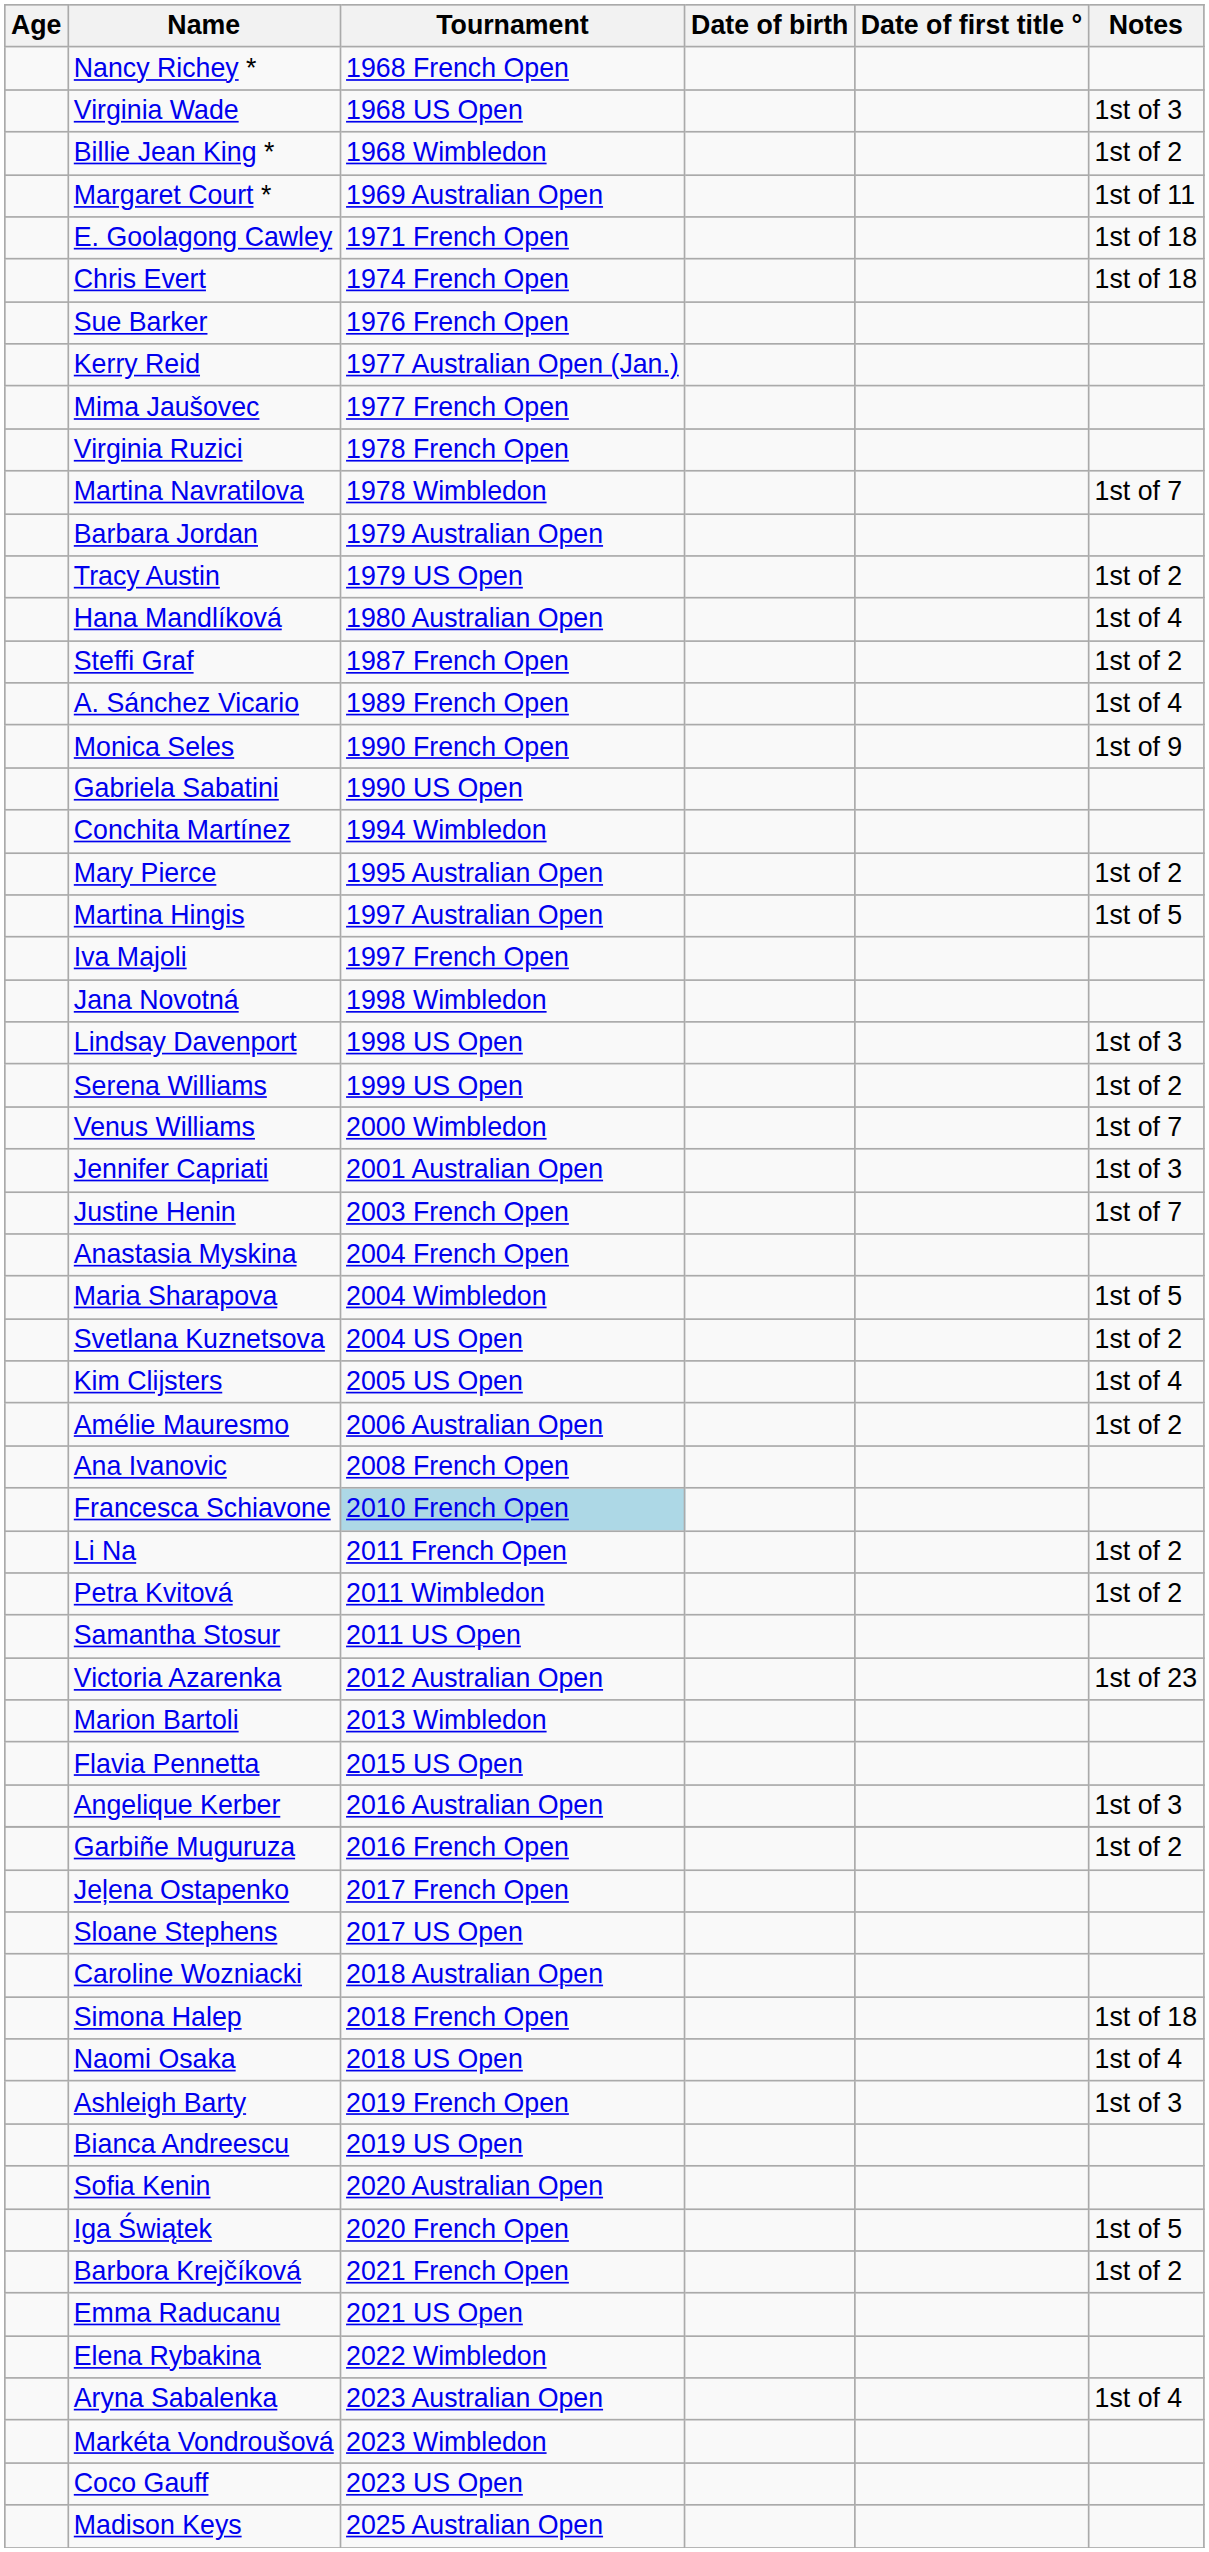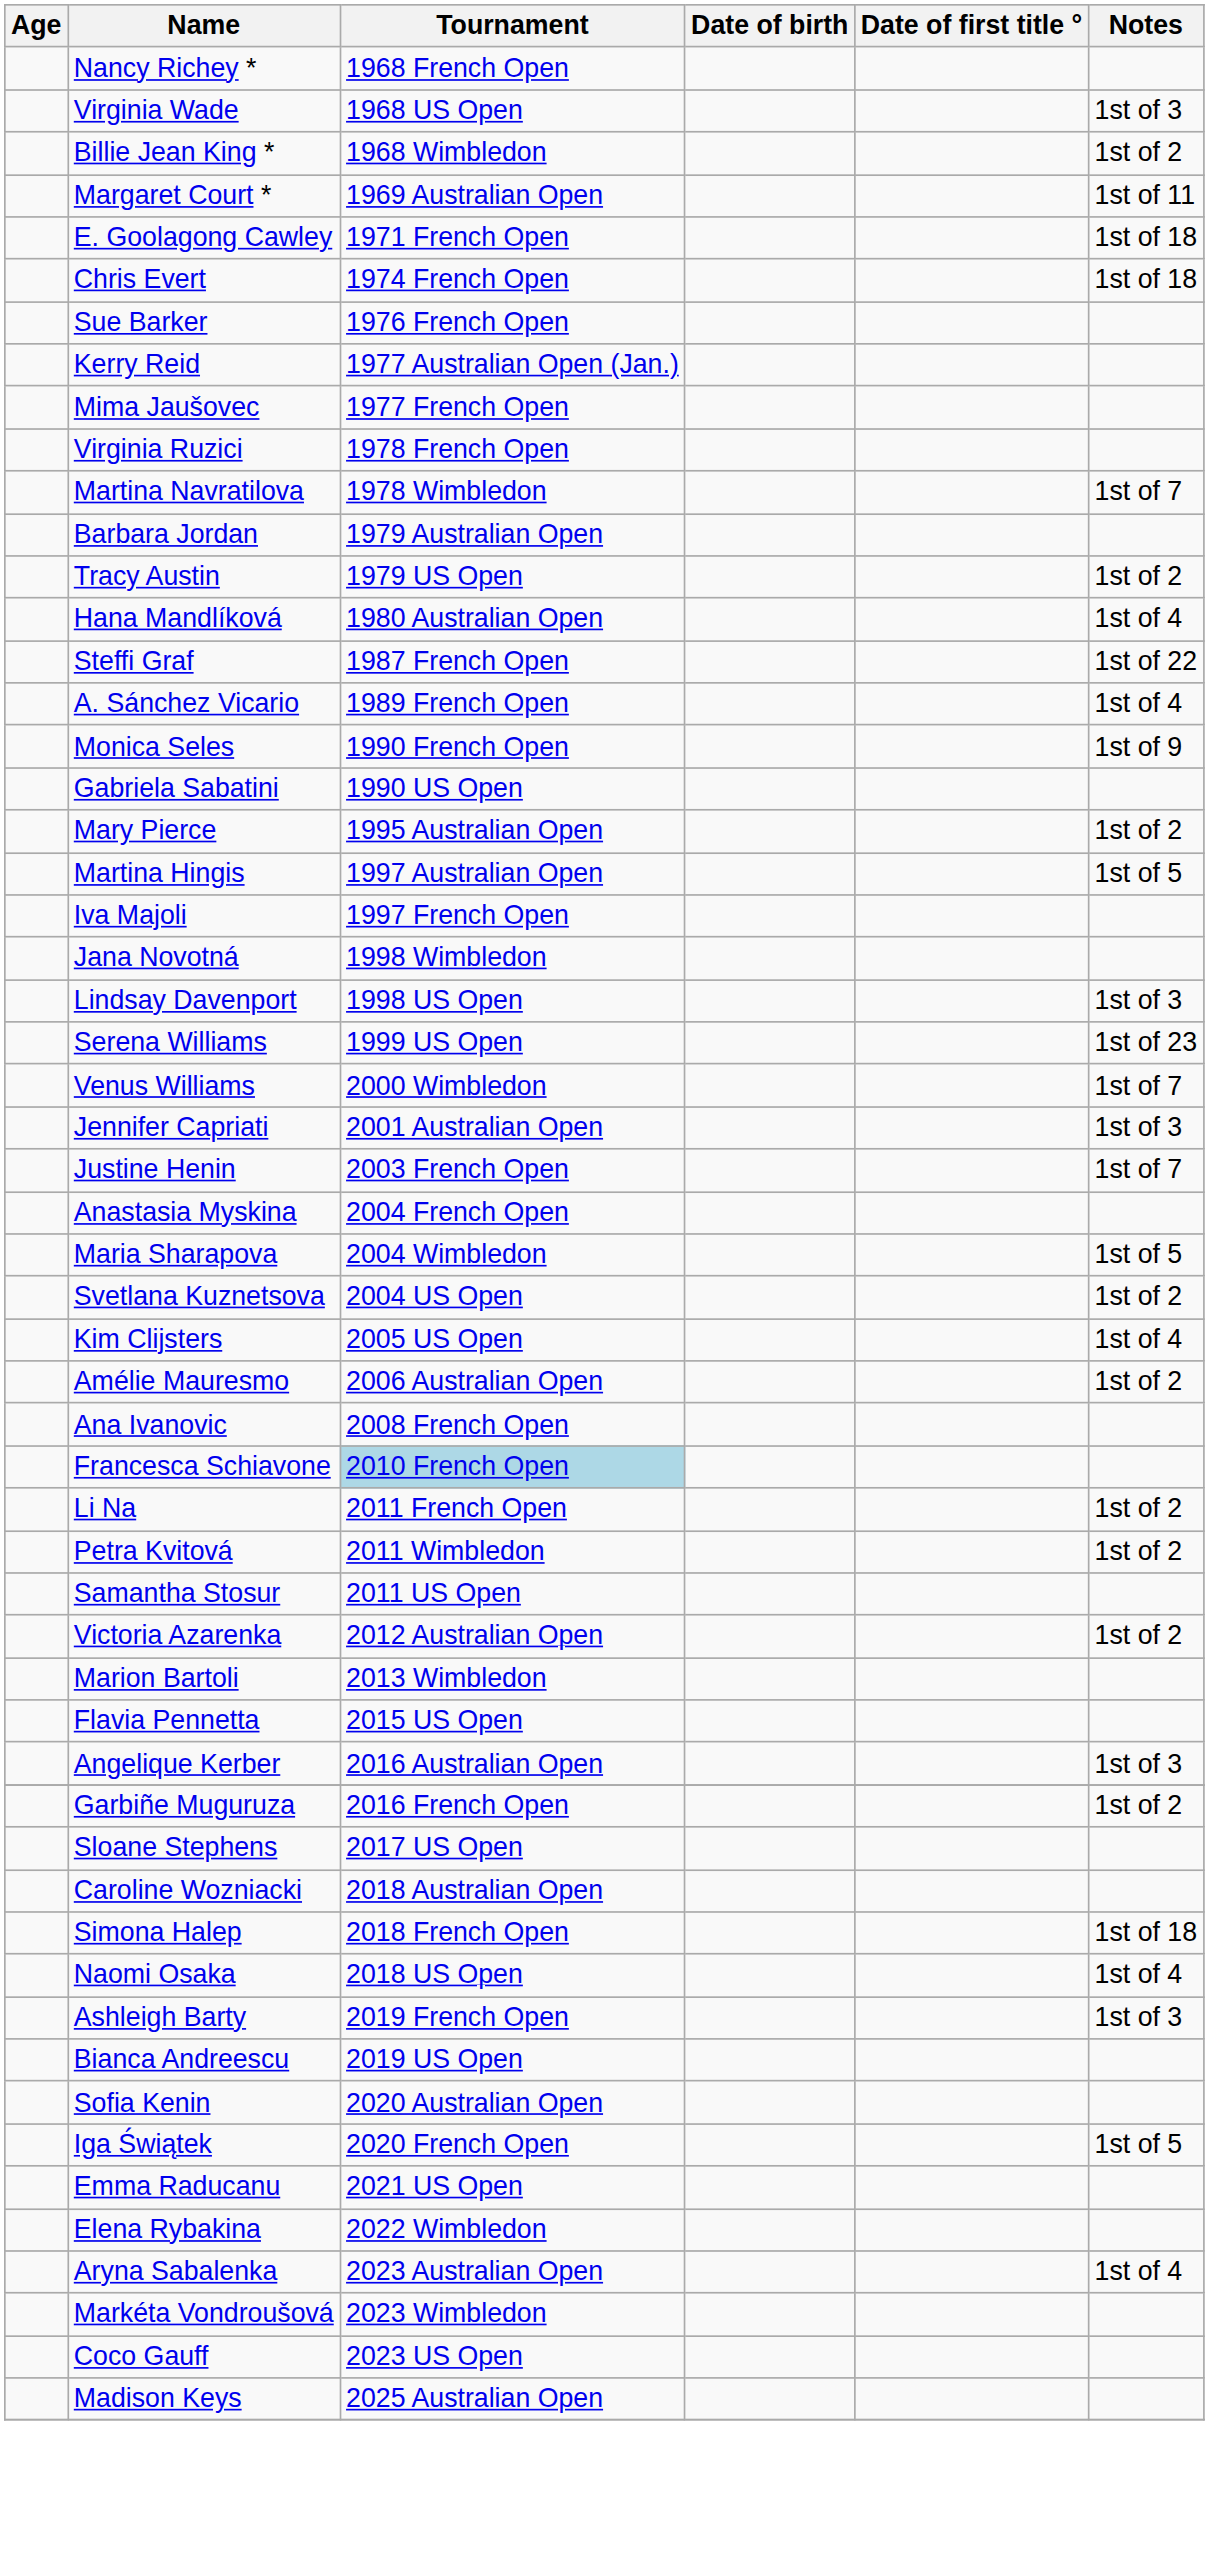(1138, 661) 1st of 2 -> (1146, 661) 1st of 22
- row: (182, 830)
(1138, 1085) 1st of 2 -> (1146, 1042) 1st of 23
(1146, 1678) 1st of 23 -> (1138, 1635) 1st of 2
- row: (182, 1890)
- row: (187, 2271)
